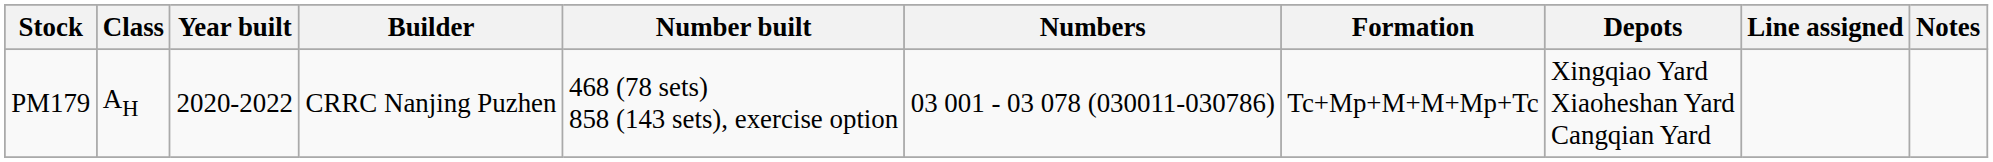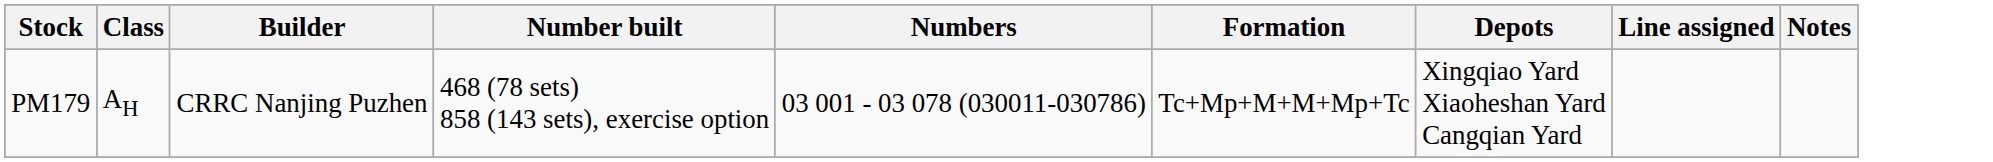- column: (235, 26)
